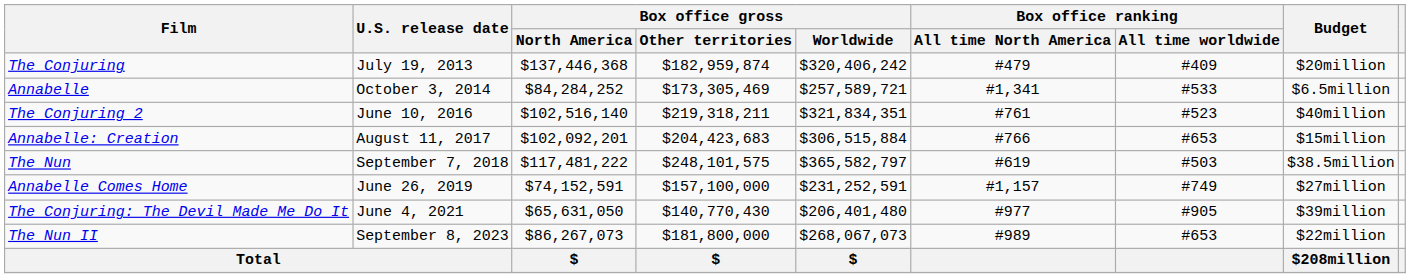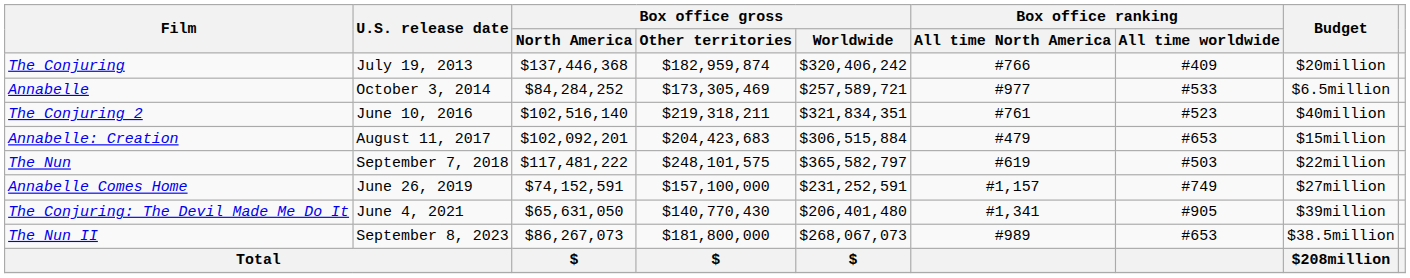(1013, 65) #479 -> (1013, 65) #766
(1013, 90) #1,341 -> (1013, 90) #977
(1013, 139) #766 -> (1013, 139) #479
(1341, 163) $38.5million -> (1341, 163) $22million
(1013, 212) #977 -> (1013, 212) #1,341
(1341, 236) $22million -> (1341, 236) $38.5million
